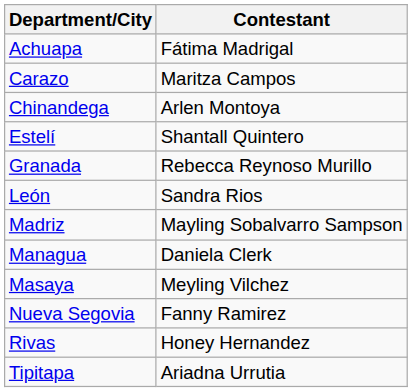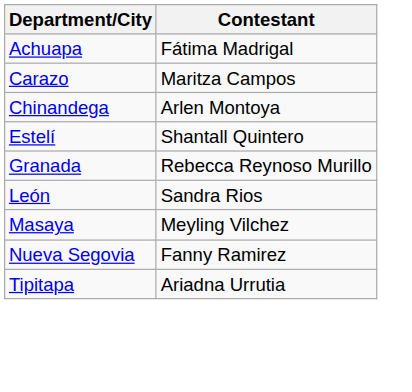- row: (37, 225)
- row: (48, 254)
- row: (32, 342)
